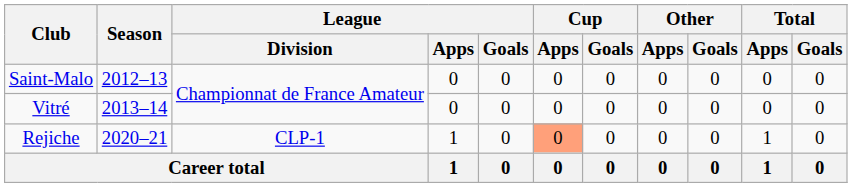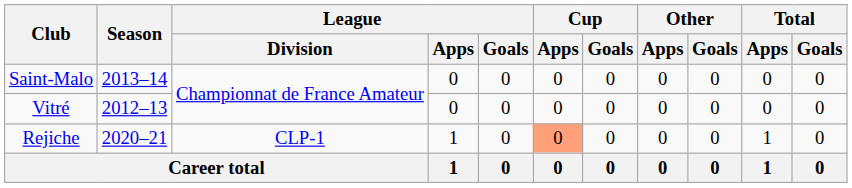(135, 78) 2012–13 -> (135, 78) 2013–14
(135, 108) 2013–14 -> (135, 108) 2012–13
